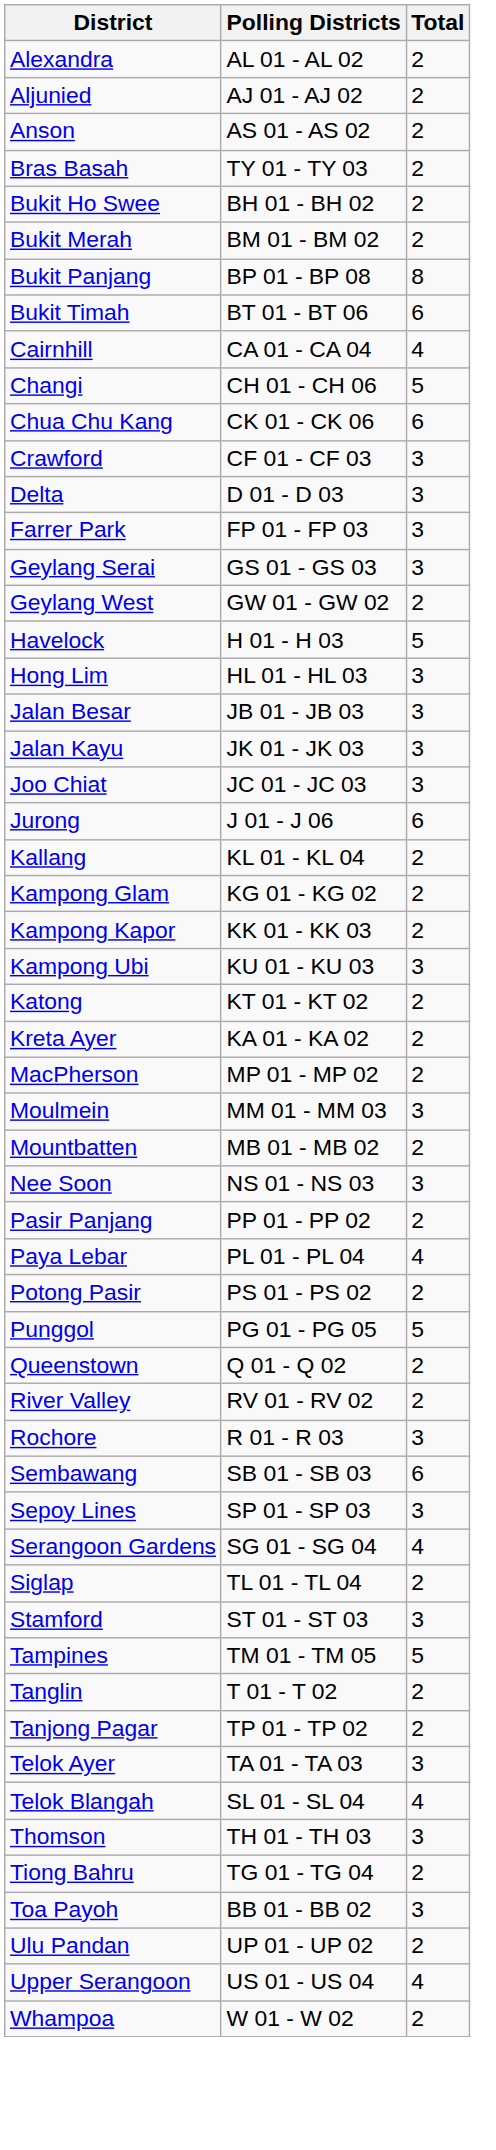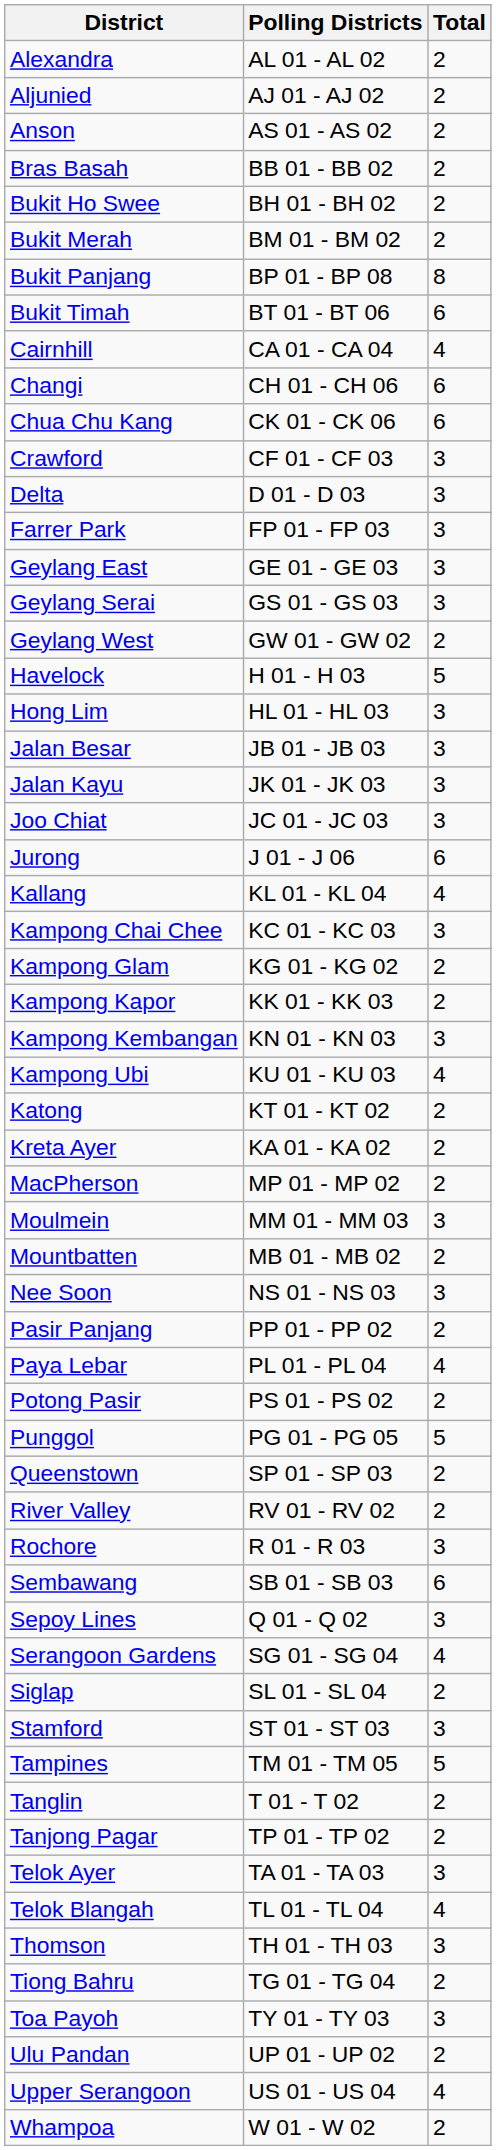(297, 167) TY 01 - TY 03 -> (321, 167) BB 01 - BB 02
(418, 385) 5 -> (439, 385) 6
+ row: (79, 566)
(418, 857) 2 -> (439, 893) 4
+ row: (116, 929)
+ row: (124, 1038)
(418, 966) 3 -> (439, 1074) 4
(286, 1365) Q 01 - Q 02 -> (320, 1474) SP 01 - SP 03
(299, 1510) SP 01 - SP 03 -> (308, 1619) Q 01 - Q 02
(294, 1582) TL 01 - TL 04 -> (317, 1691) SL 01 - SL 04
(296, 1800) SL 01 - SL 04 -> (316, 1909) TL 01 - TL 04
(299, 1909) BB 01 - BB 02 -> (319, 2018) TY 01 - TY 03
